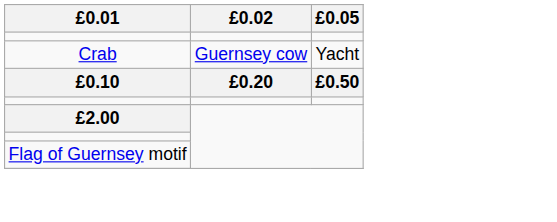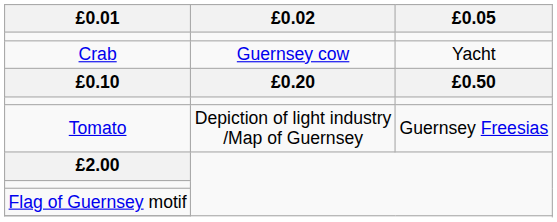+ row: (98, 128)
